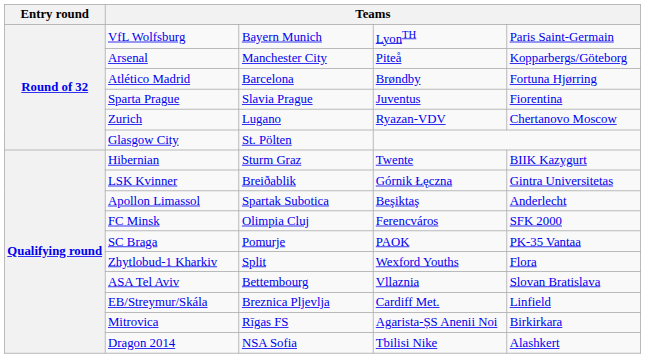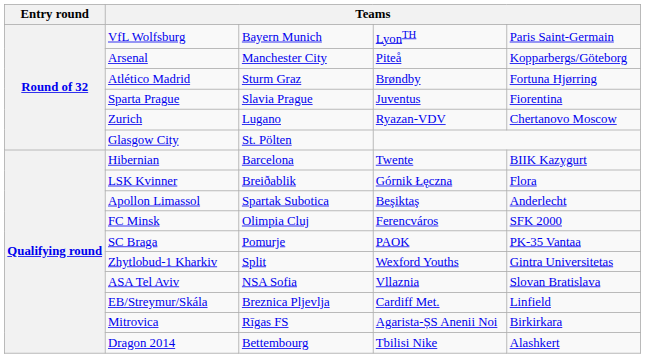(268, 79) Barcelona -> (272, 79) Sturm Graz
(272, 160) Sturm Graz -> (268, 160) Barcelona
(561, 180) Gintra Universitetas -> (523, 180) Flora
(523, 261) Flora -> (561, 261) Gintra Universitetas
(275, 282) Bettembourg -> (269, 282) NSA Sofia
(269, 342) NSA Sofia -> (275, 342) Bettembourg
